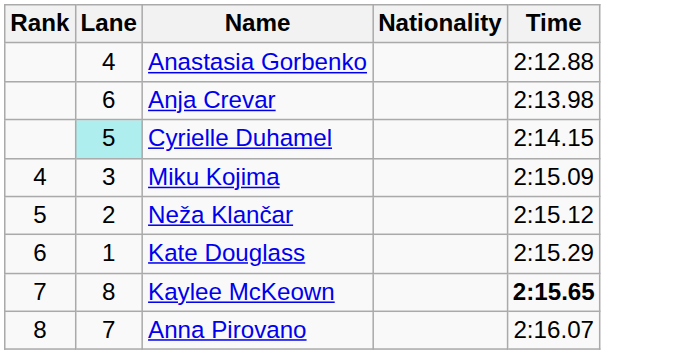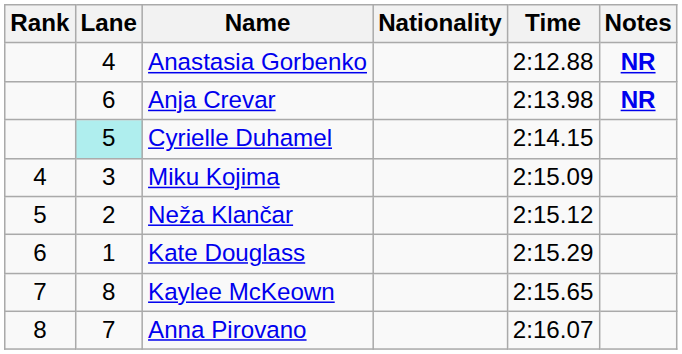+ column: (638, 23)
(554, 291) bold -> (553, 291) normal
